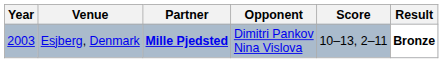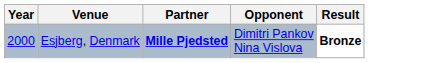- column: (353, 15)
(21, 41) 2003 -> (21, 41) 2000
